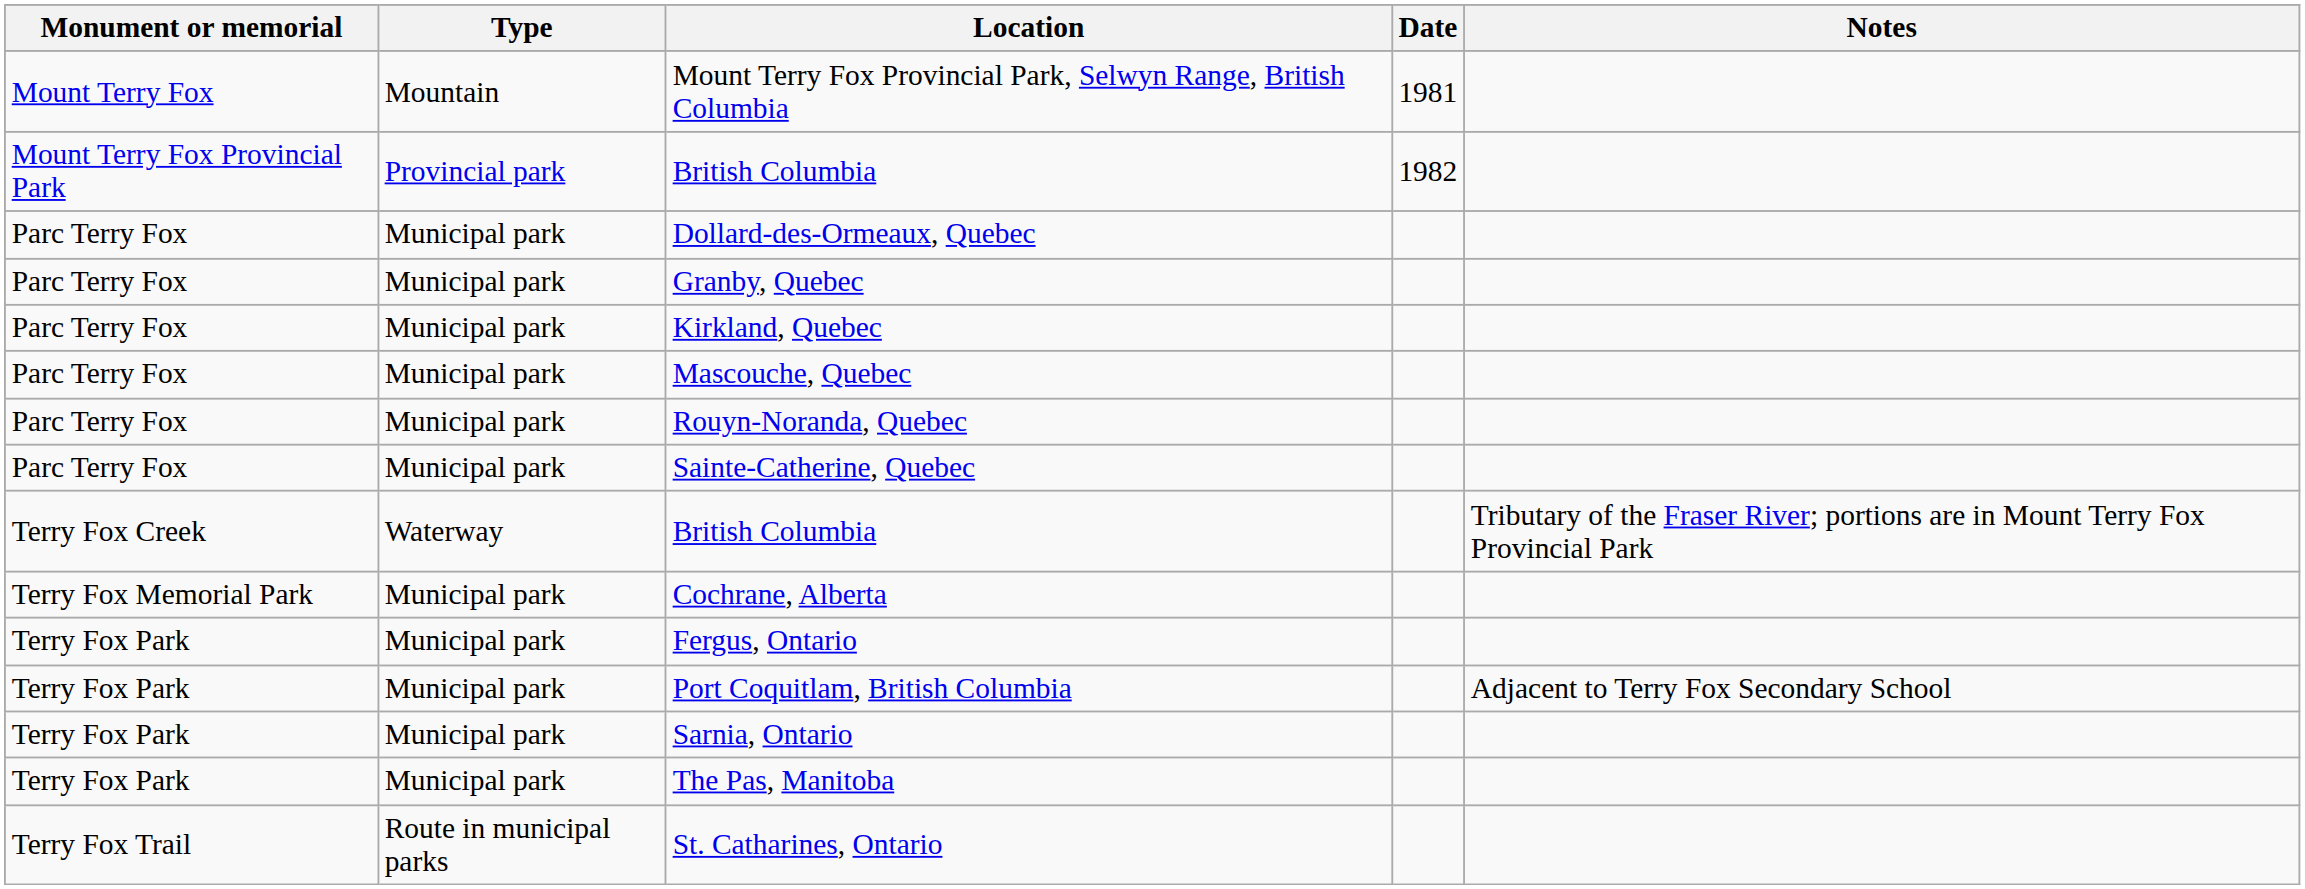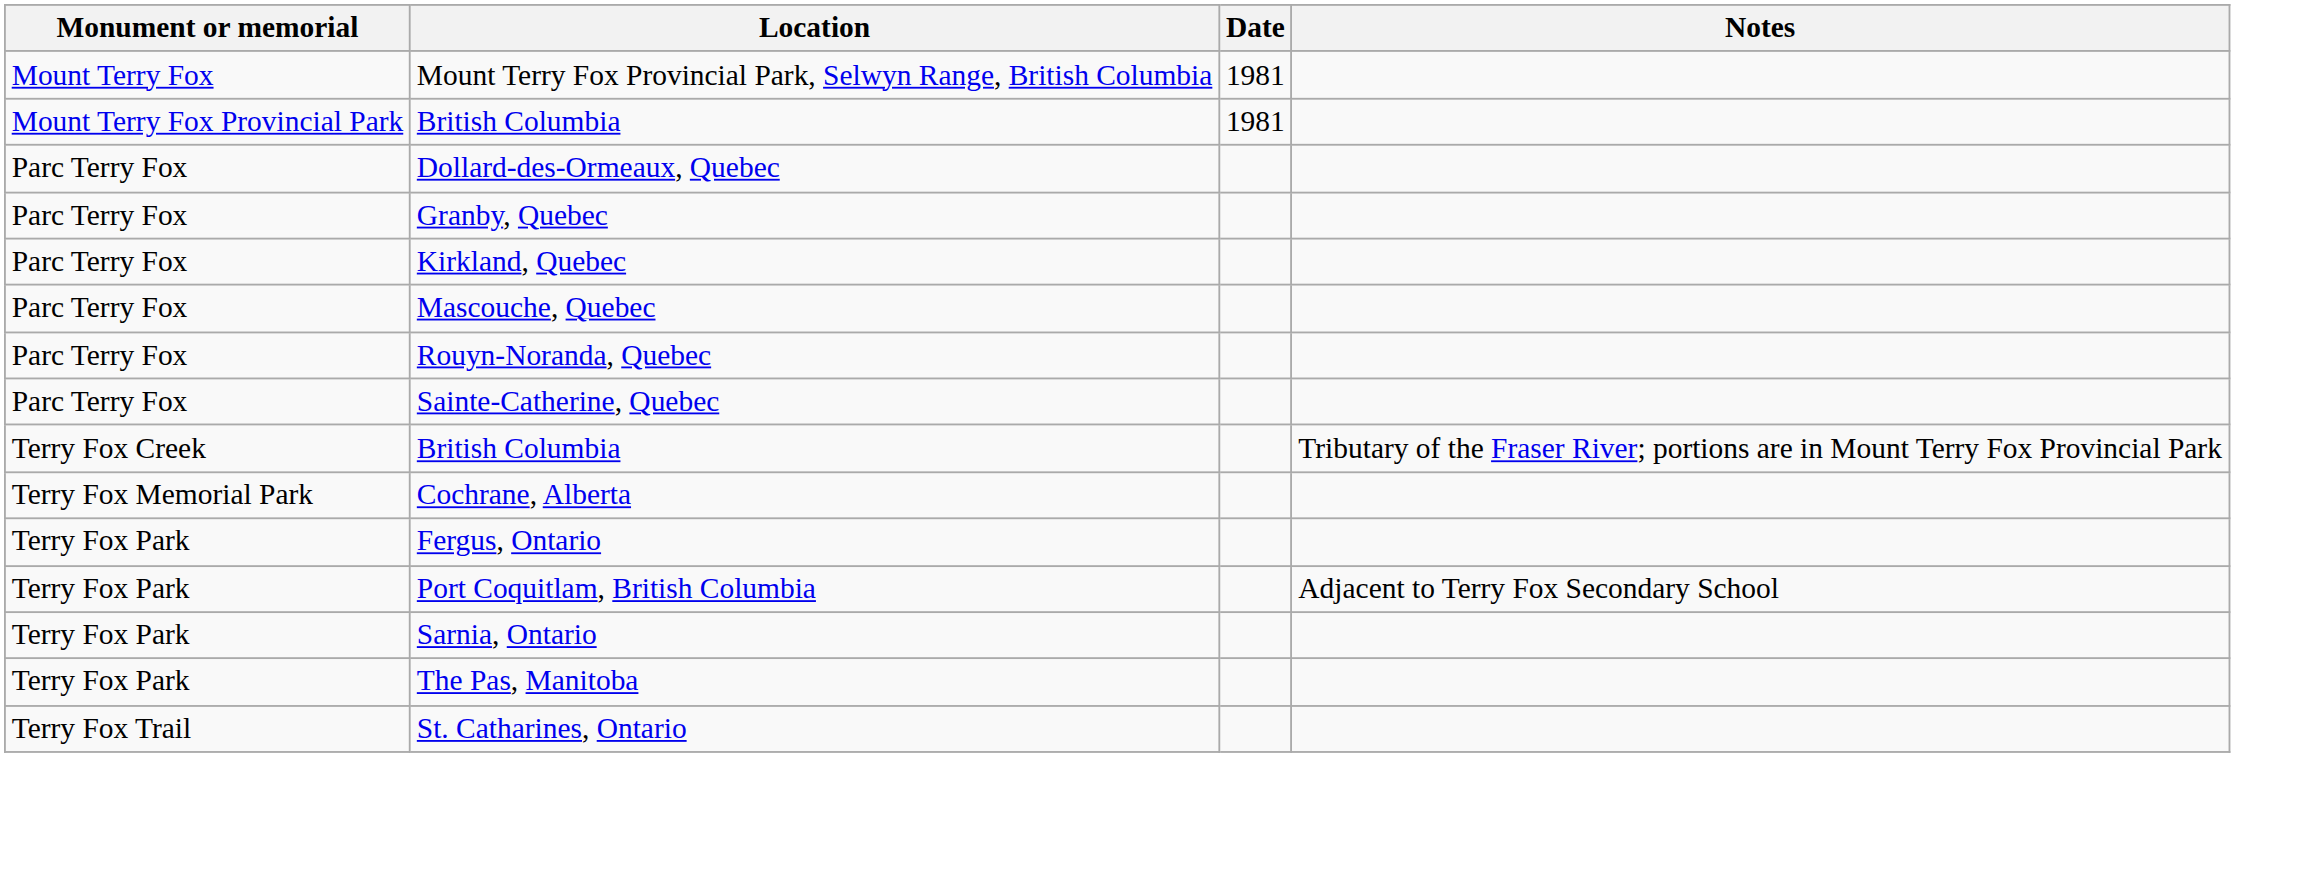- column: (522, 27)
(1428, 170) 1982 -> (1255, 121) 1981
